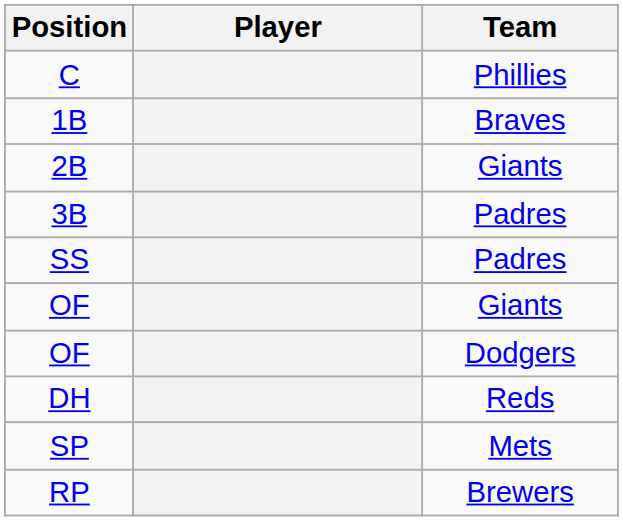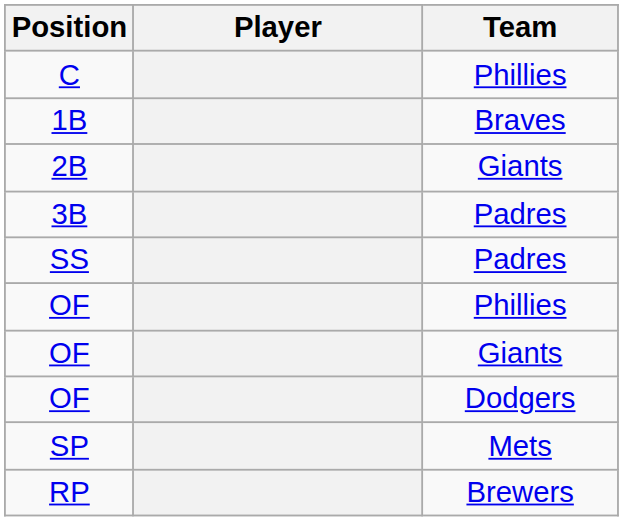+ row: (69, 306)
- row: (69, 399)
